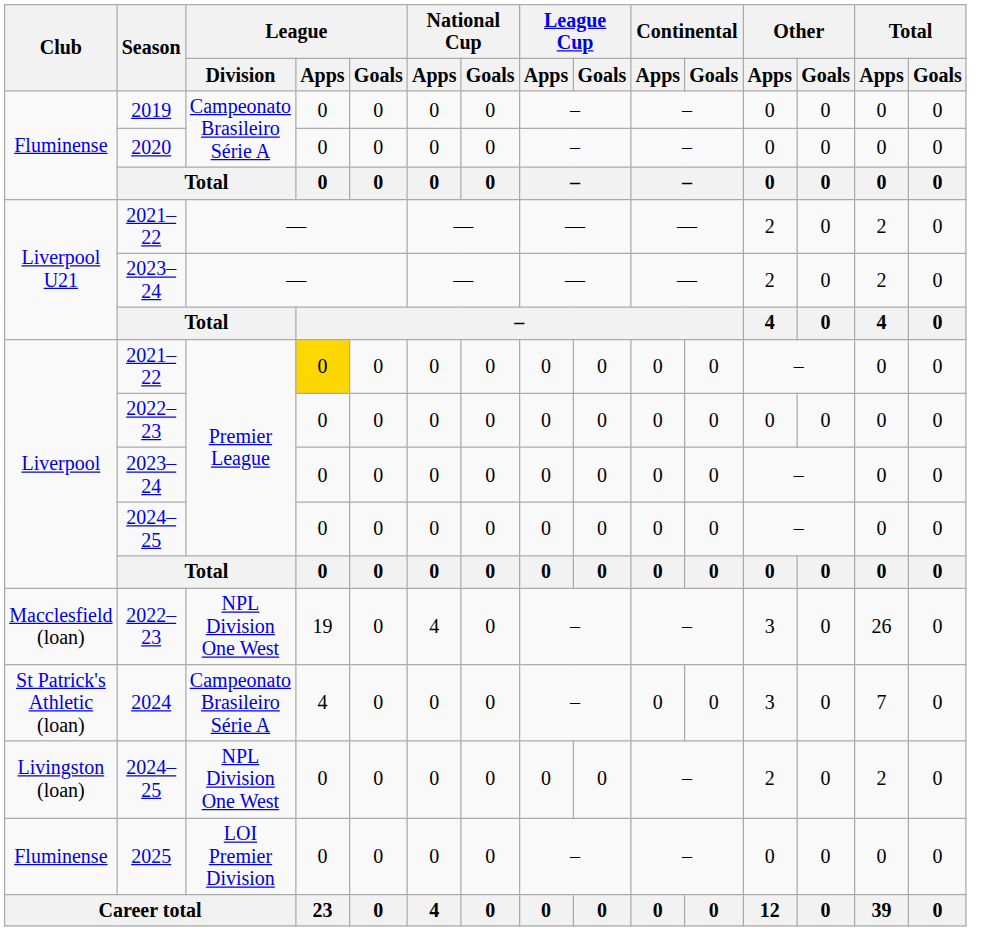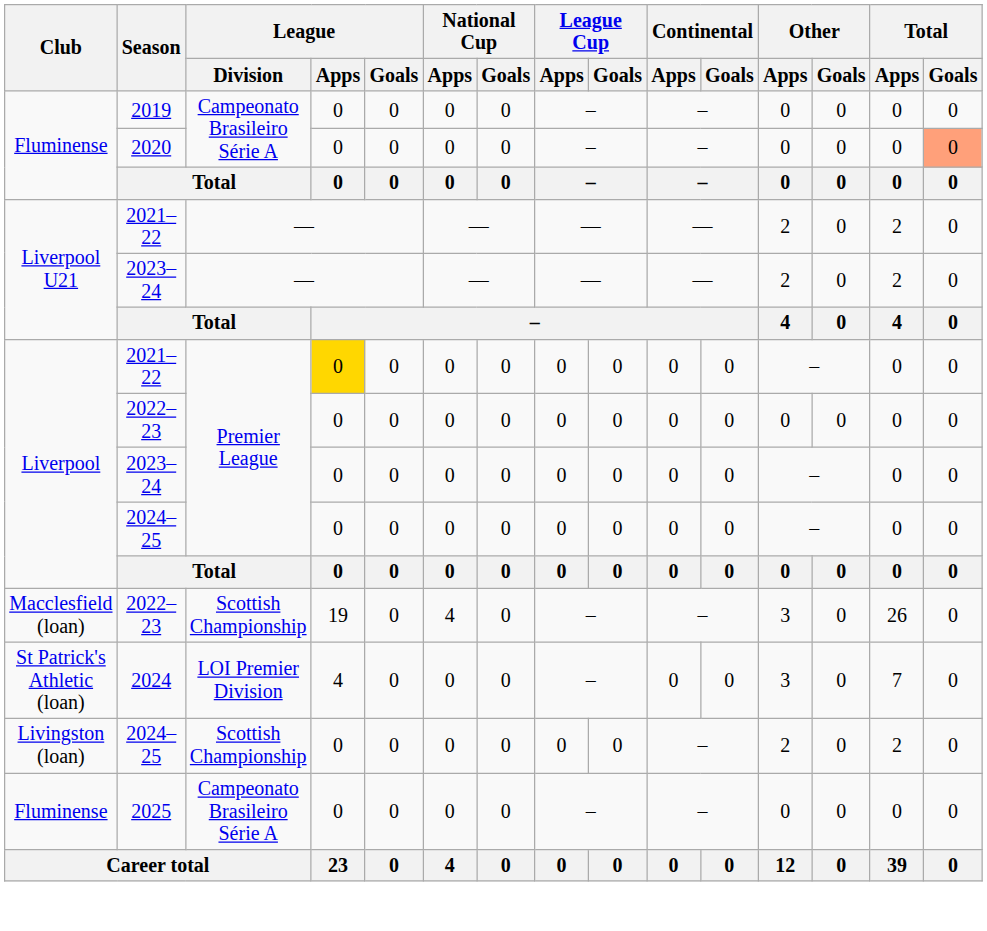(937, 147) no background -> (953, 147) lightsalmon background
(240, 625) NPL Division One West -> (248, 614) Scottish Championship
(240, 702) Campeonato Brasileiro Série A -> (248, 680) LOI Premier Division
(240, 779) NPL Division One West -> (248, 745) Scottish Championship
(240, 856) LOI Premier Division -> (248, 811) Campeonato Brasileiro Série A
